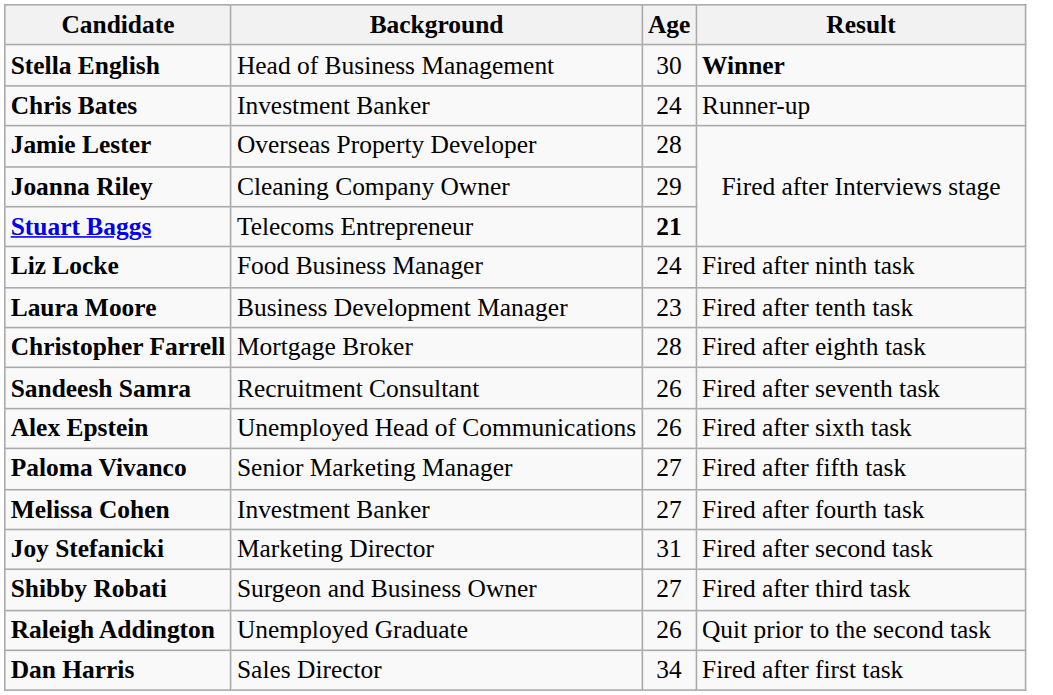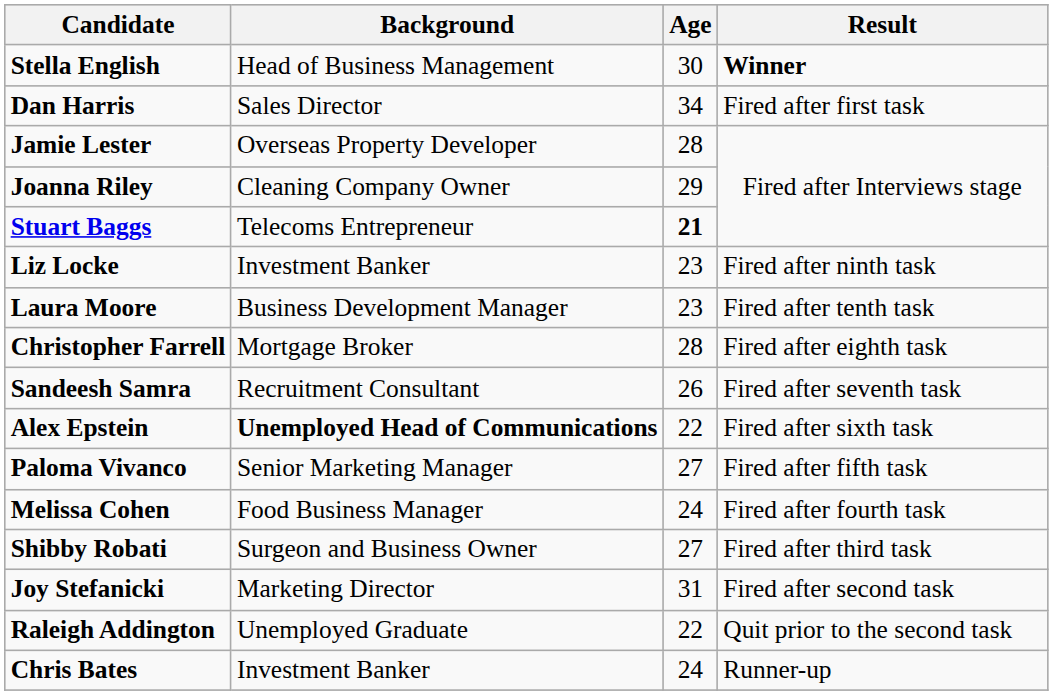rows swapped: (74, 105) <-> (72, 670)
(360, 266) Food Business Manager -> (333, 266) Investment Banker
(669, 266) 24 -> (690, 266) 23
(437, 428) normal -> (447, 428) bold
(669, 428) 26 -> (690, 428) 22
(333, 508) Investment Banker -> (360, 508) Food Business Manager
(669, 508) 27 -> (690, 508) 24
rows swapped: (89, 589) <-> (87, 549)
(669, 629) 26 -> (690, 629) 22
